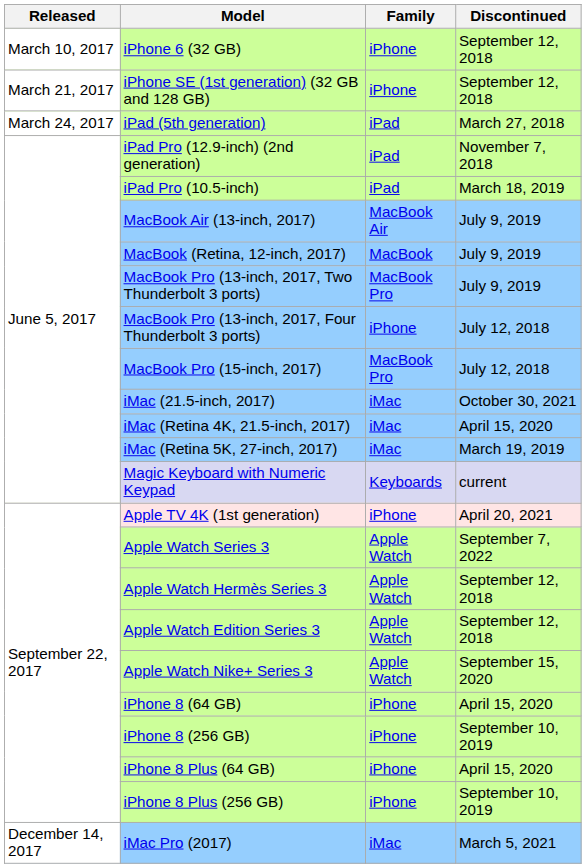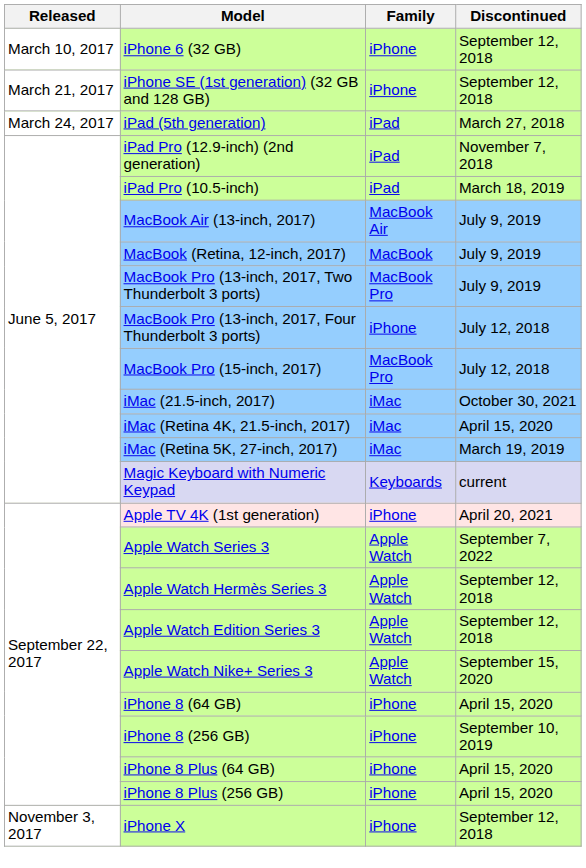(509, 801) September 10, 2019 -> (506, 793) April 15, 2020
+ row: (154, 825)
- row: (178, 843)
